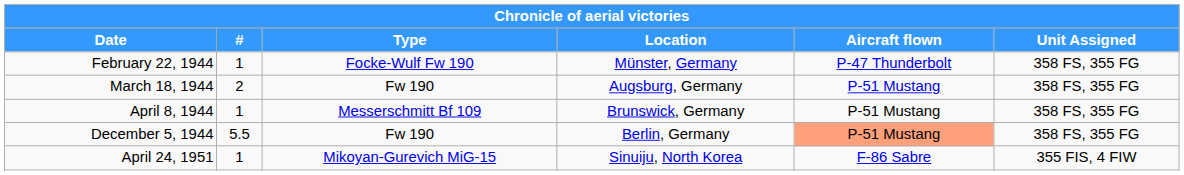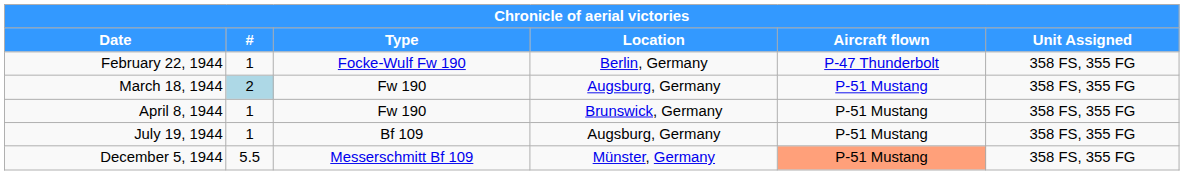(676, 63) Münster, Germany -> (654, 63) Berlin, Germany
(239, 87) no background -> (250, 87) lightblue background
(410, 110) Messerschmitt Bf 109 -> (402, 110) Fw 190
+ row: (178, 134)
(410, 134) Fw 190 -> (402, 157) Messerschmitt Bf 109
(676, 134) Berlin, Germany -> (654, 157) Münster, Germany
- row: (168, 157)
